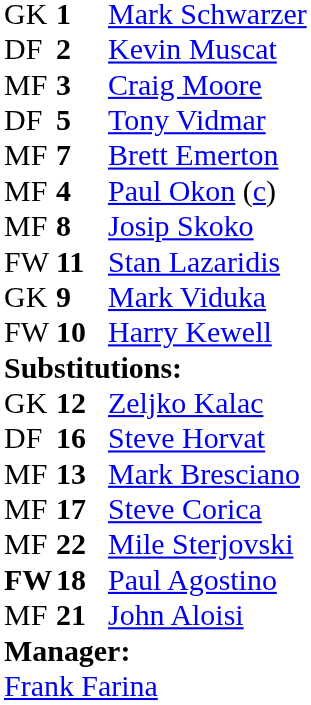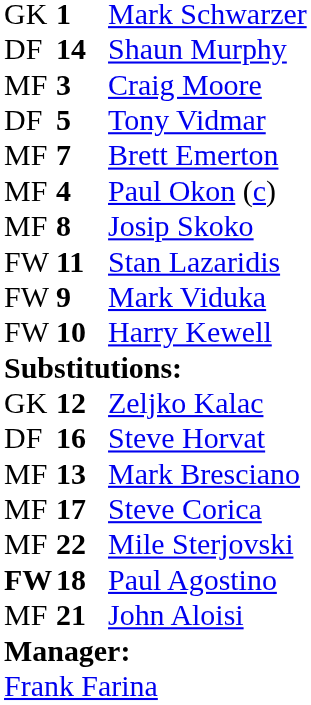- row: (192, 49)
+ row: (197, 49)
(26, 297) GK -> (26, 297) FW
